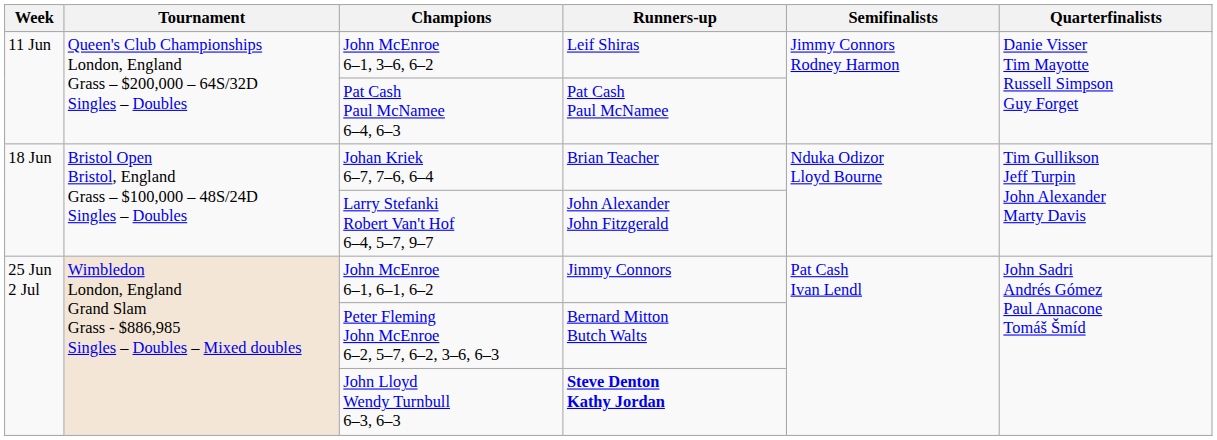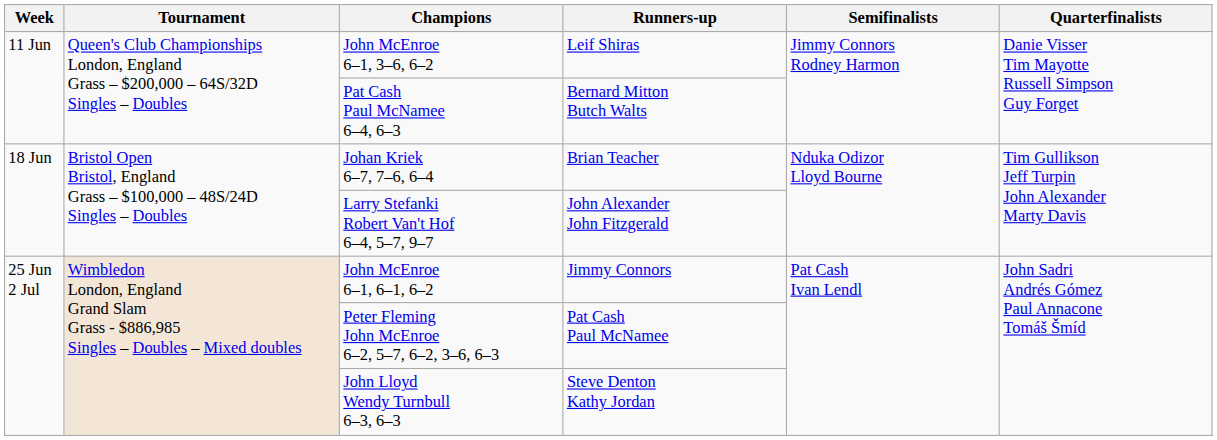(618, 101) Pat Cash Paul McNamee -> (618, 101) Bernard Mitton Butch Walts
(618, 326) Bernard Mitton Butch Walts -> (618, 326) Pat Cash Paul McNamee
(616, 392) bold -> (611, 392) normal
